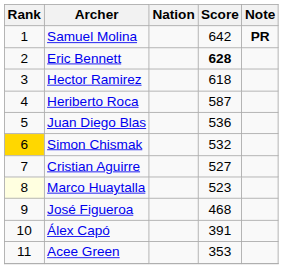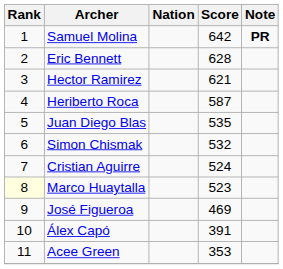(220, 58) bold -> (220, 58) normal
(220, 79) 618 -> (220, 79) 621
(220, 123) 536 -> (220, 123) 535
(24, 144) gold background -> (24, 144) no background
(220, 166) 527 -> (220, 166) 524
(220, 209) 468 -> (220, 209) 469
